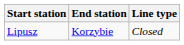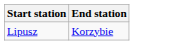- column: (154, 13)
